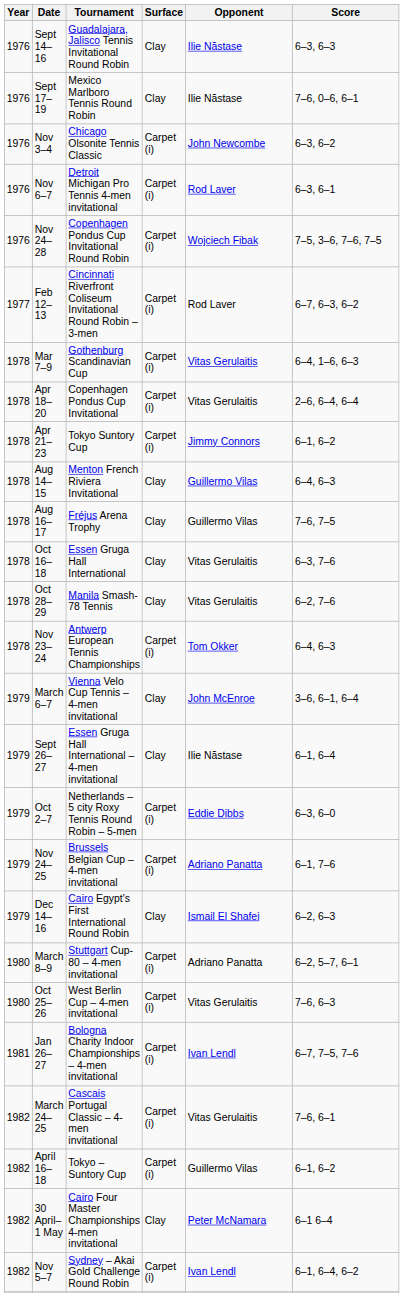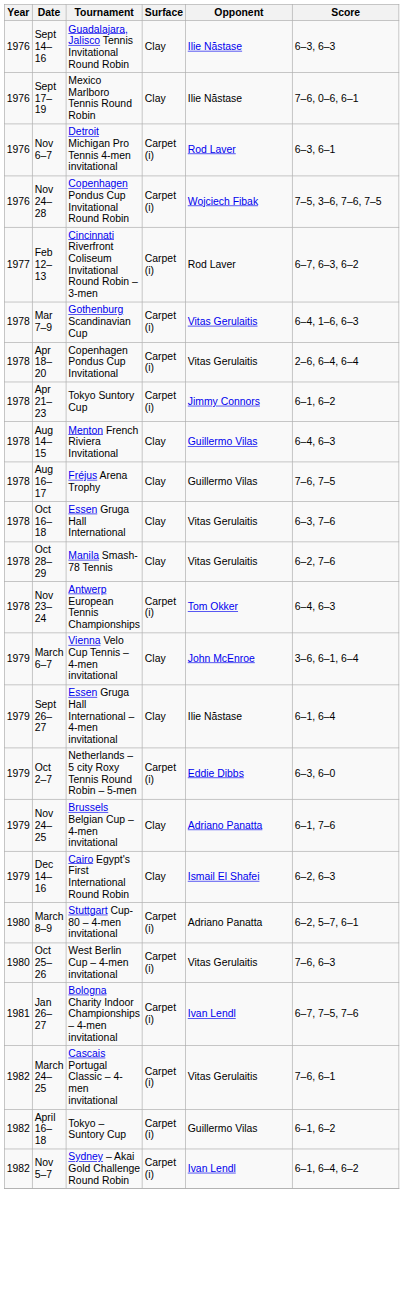- row: (44, 144)
(160, 865) Carpet (i) -> (155, 825) Clay
- row: (49, 1220)
